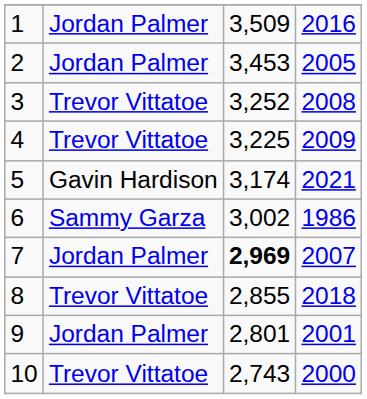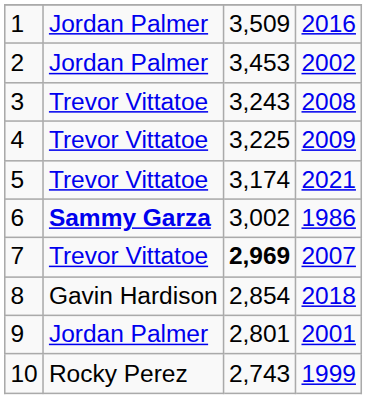(329, 62) 2005 -> (329, 62) 2002
(260, 101) 3,252 -> (260, 101) 3,243
(133, 179) Gavin Hardison -> (129, 179) Trevor Vittatoe
(127, 218) normal -> (130, 218) bold
(129, 256) Jordan Palmer -> (129, 256) Trevor Vittatoe
(129, 295) Trevor Vittatoe -> (133, 295) Gavin Hardison
(260, 295) 2,855 -> (260, 295) 2,854
(129, 373) Trevor Vittatoe -> (118, 373) Rocky Perez
(329, 373) 2000 -> (329, 373) 1999
